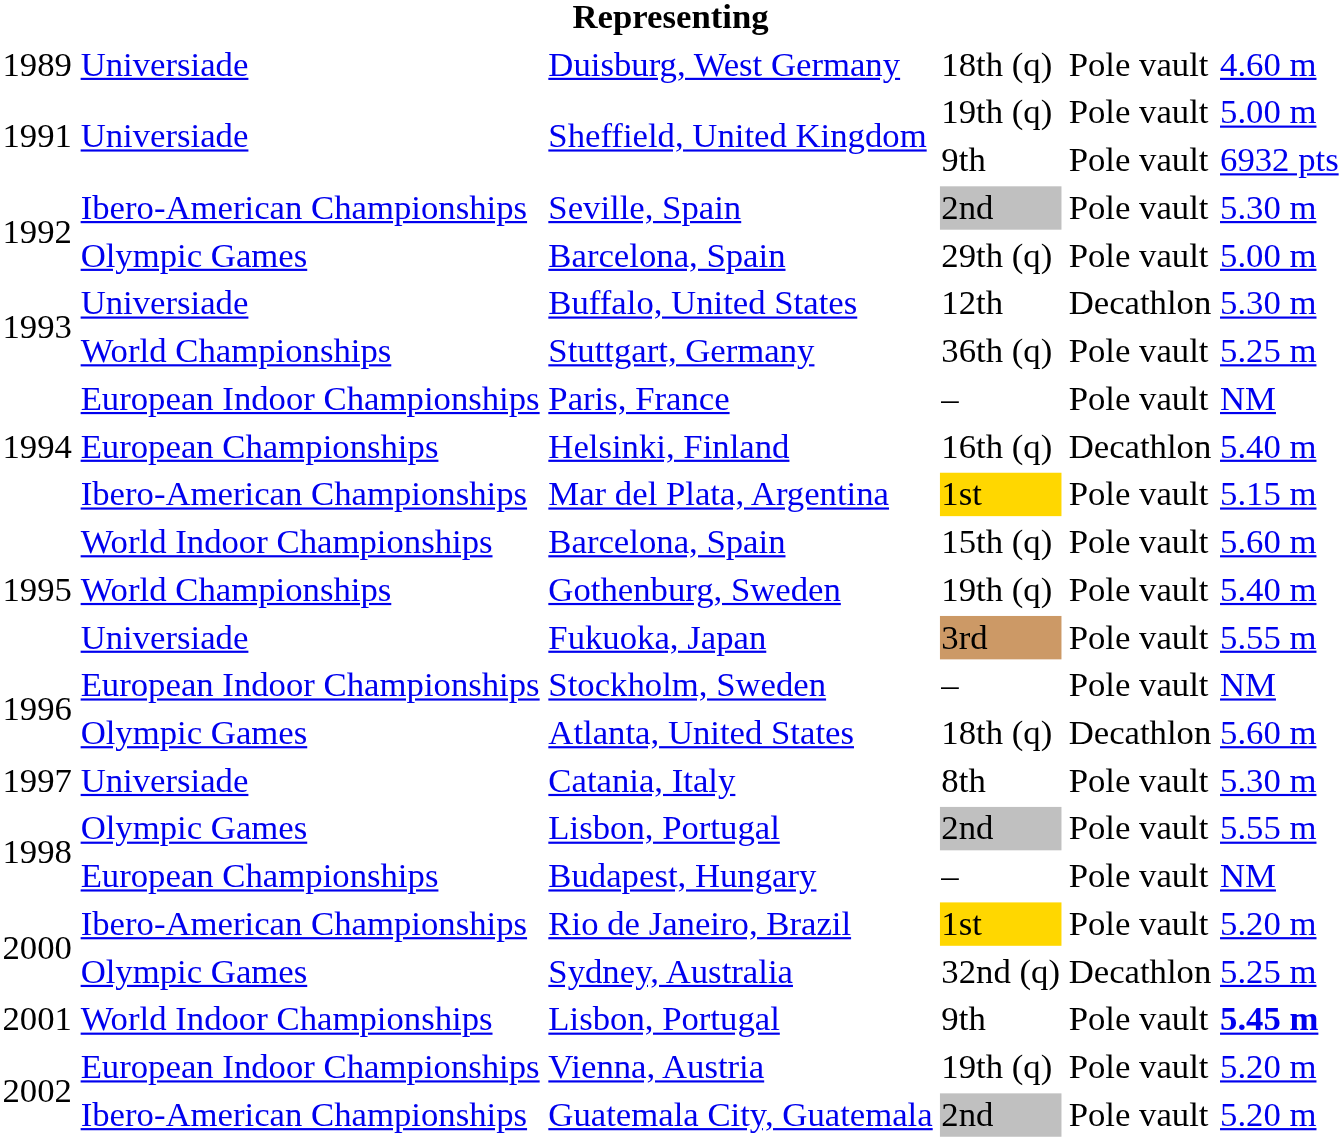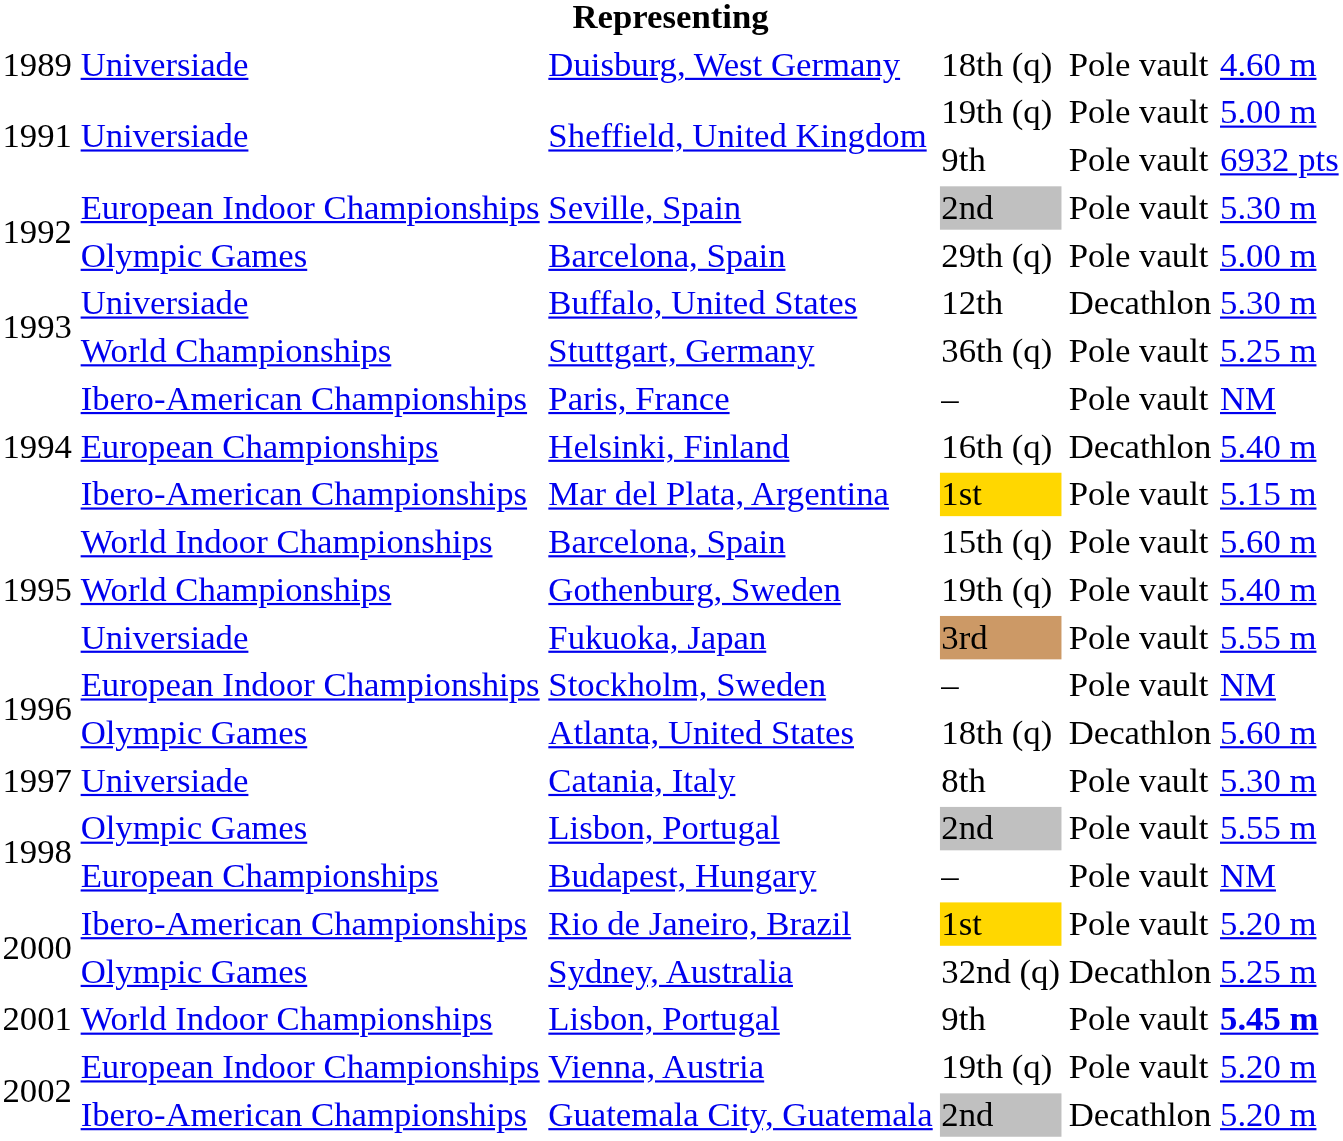(304, 207) Ibero-American Championships -> (310, 207) European Indoor Championships
(310, 398) European Indoor Championships -> (304, 398) Ibero-American Championships
(1139, 1114) Pole vault -> (1140, 1114) Decathlon
